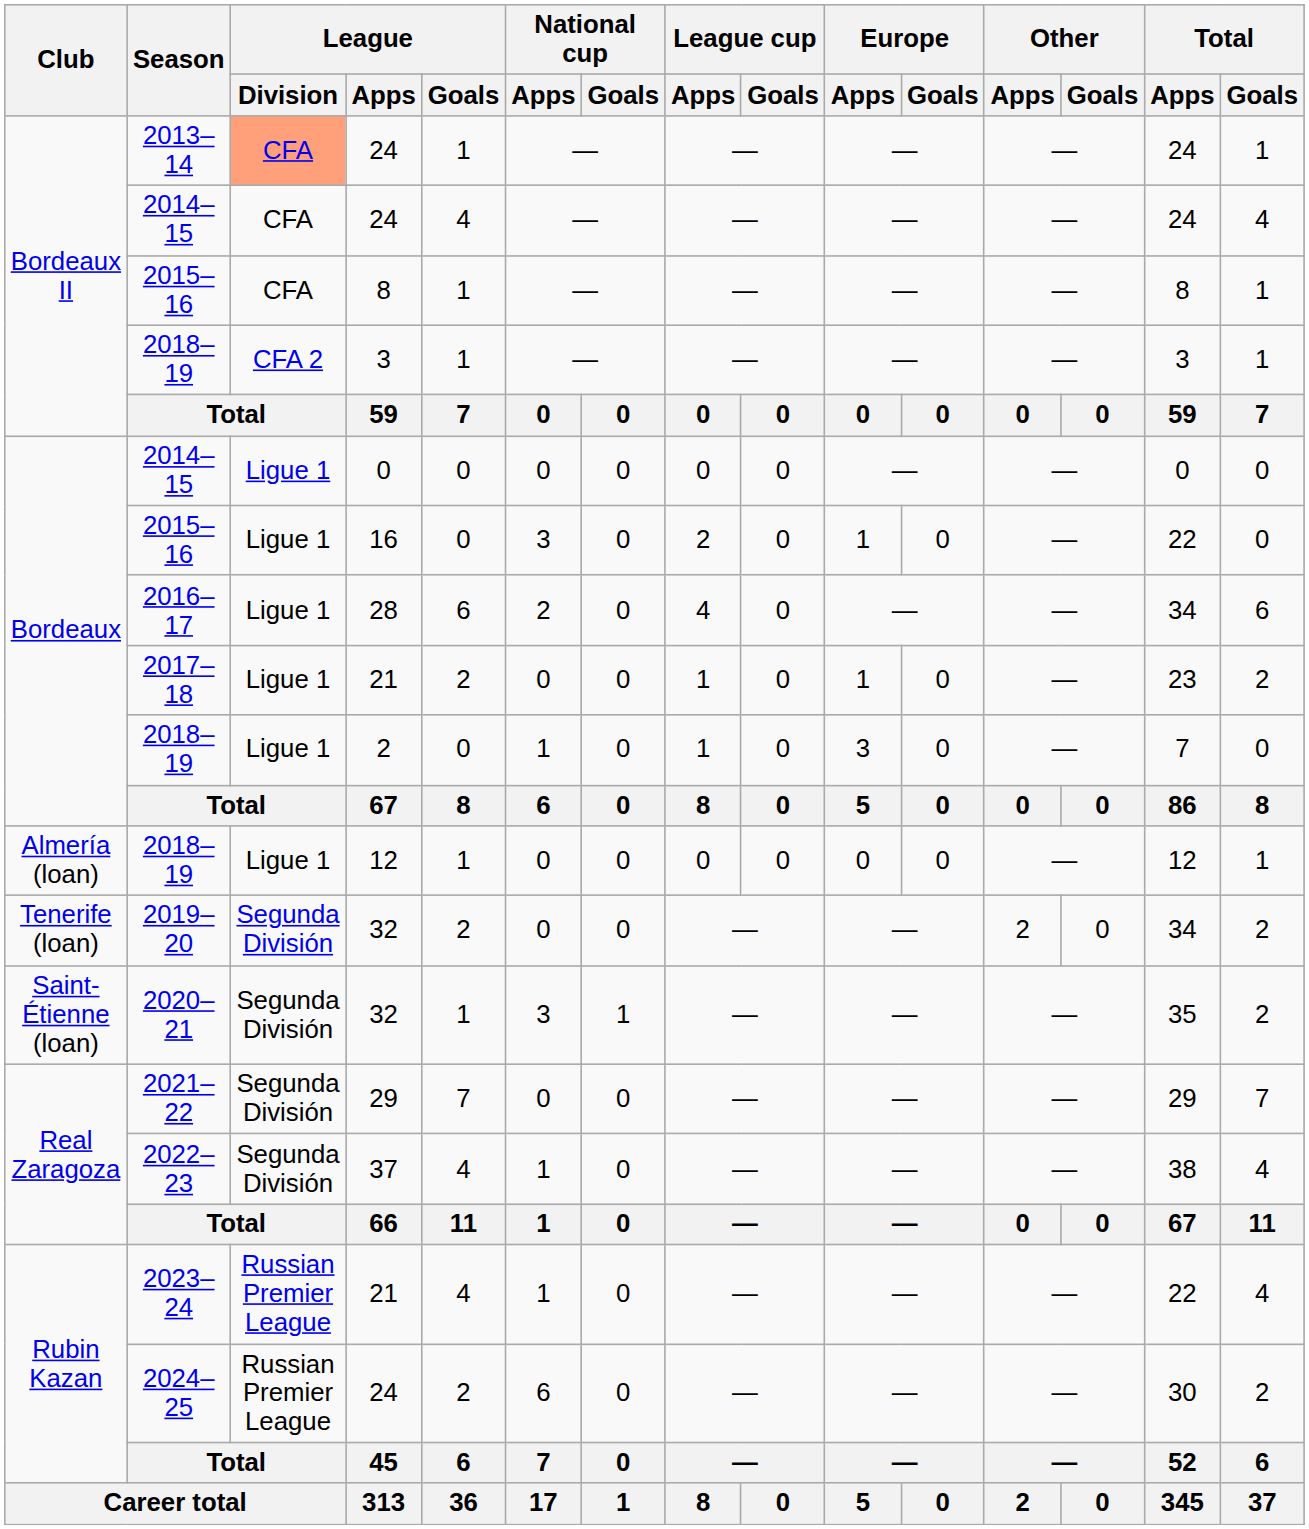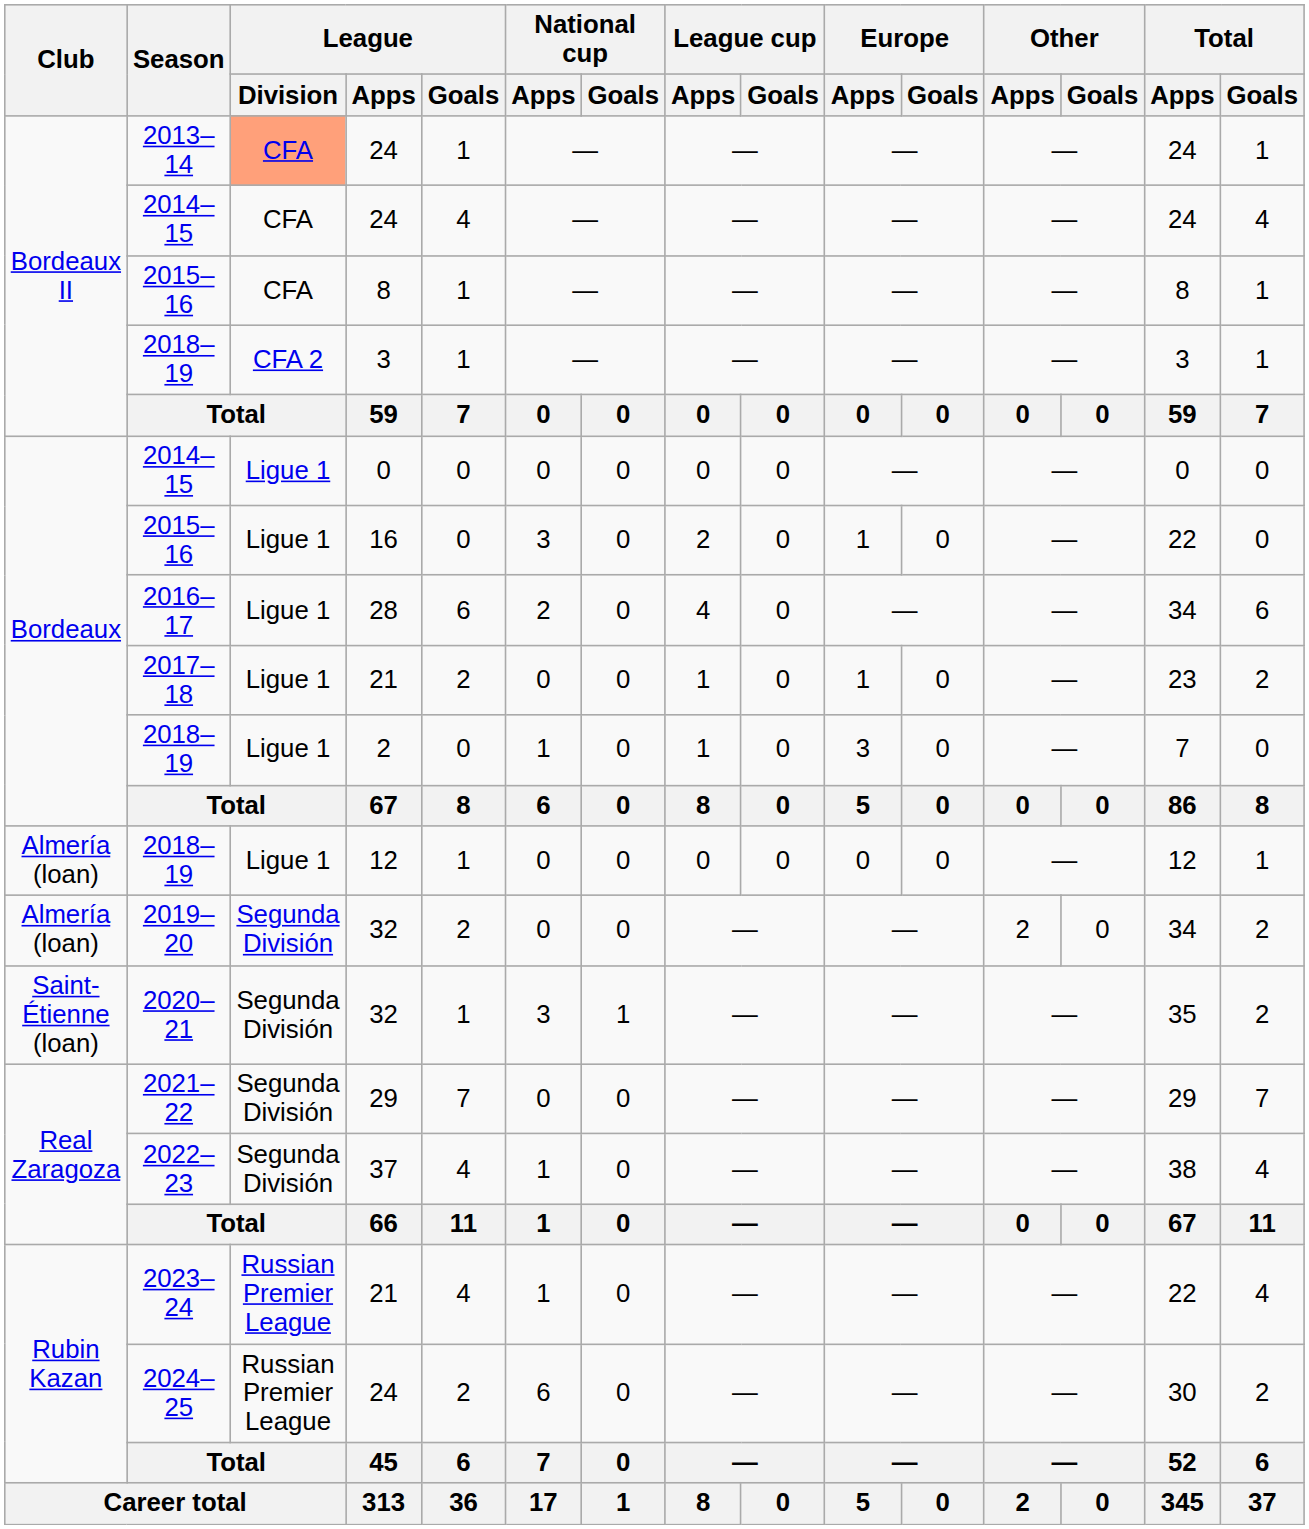(66, 930) Tenerife (loan) -> (66, 930) Almería (loan)
